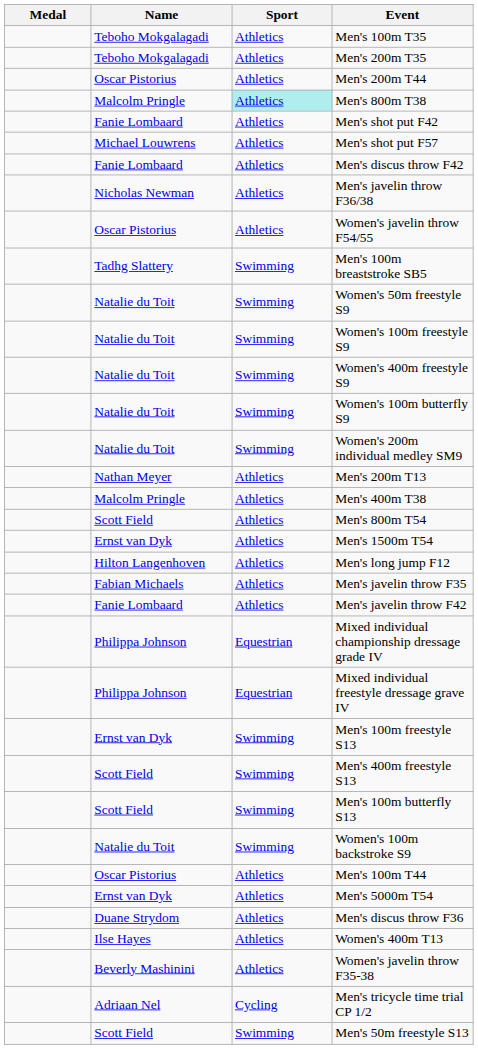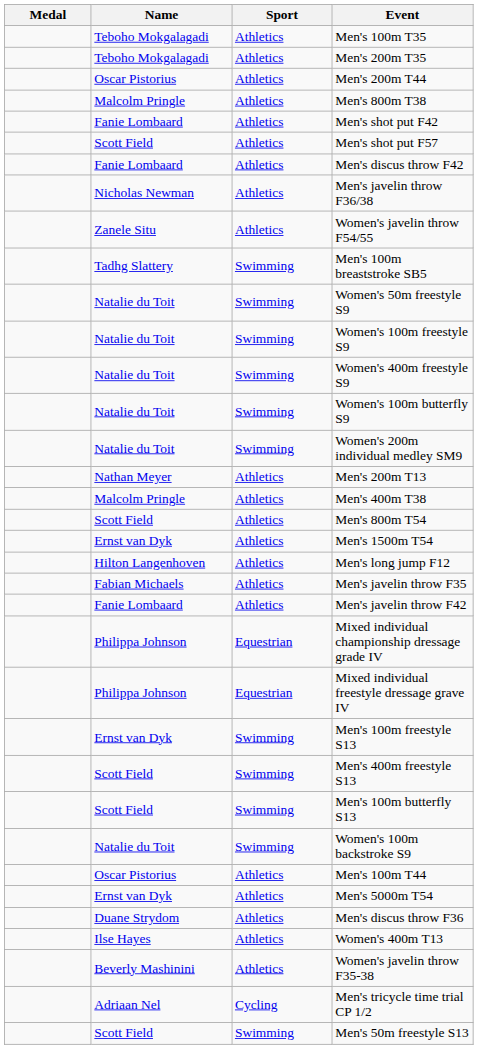(259, 100) paleturquoise background -> (259, 100) no background
(145, 143) Michael Louwrens -> (124, 143) Scott Field
(135, 229) Oscar Pistorius -> (125, 229) Zanele Situ
